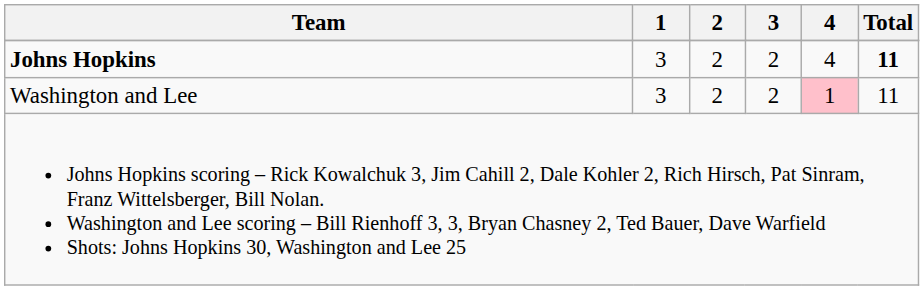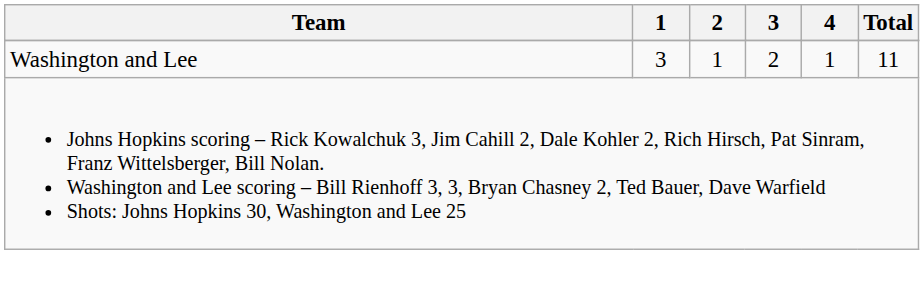- row: (83, 58)
(717, 95) 2 -> (717, 58) 1
(830, 95) pink background -> (830, 58) no background
